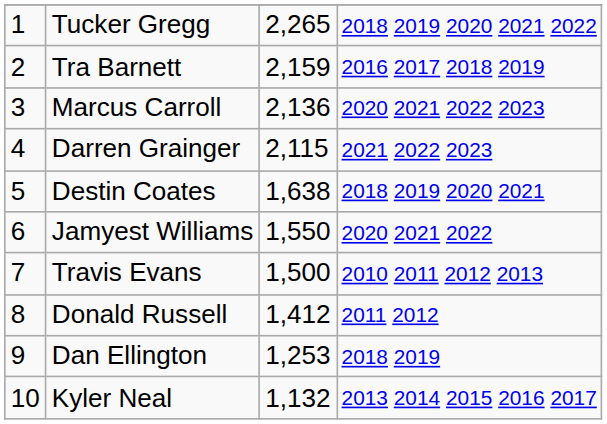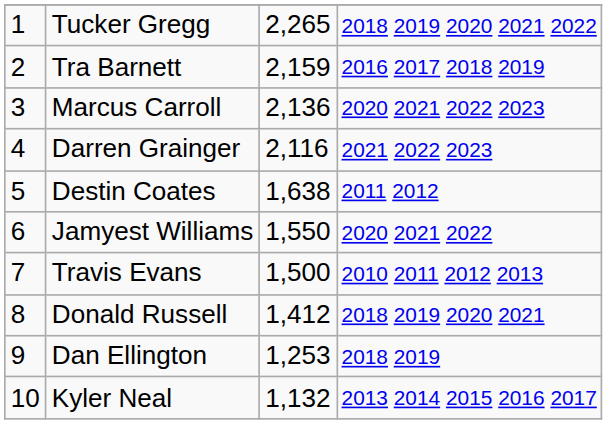(297, 149) 2,115 -> (297, 149) 2,116
(443, 191) 2018 2019 2020 2021 -> (390, 191) 2011 2012
(390, 315) 2011 2012 -> (443, 315) 2018 2019 2020 2021
